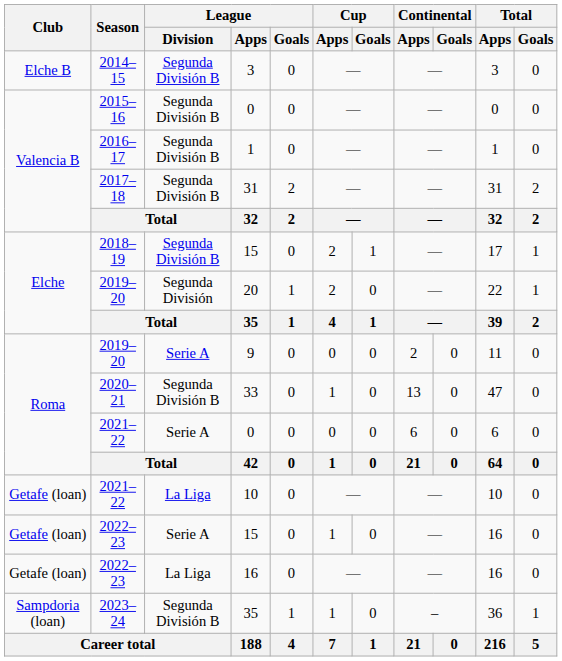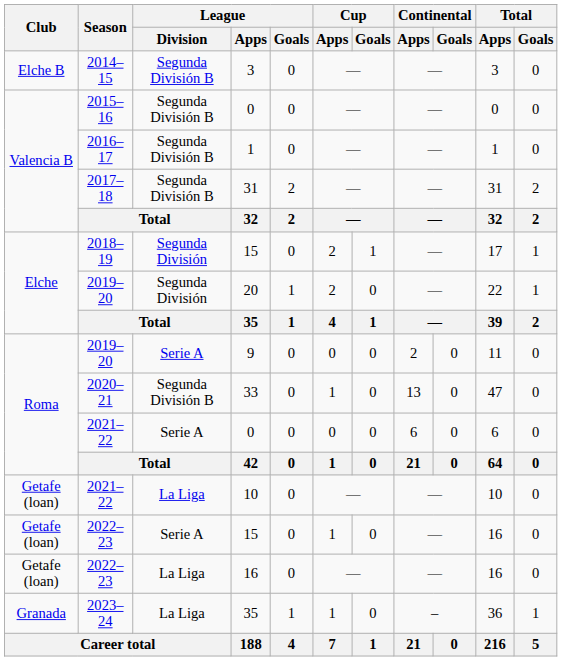(188, 251) Segunda División B -> (182, 251) Segunda División
(48, 613) Sampdoria (loan) -> (41, 613) Granada
(188, 613) Segunda División B -> (182, 613) La Liga
